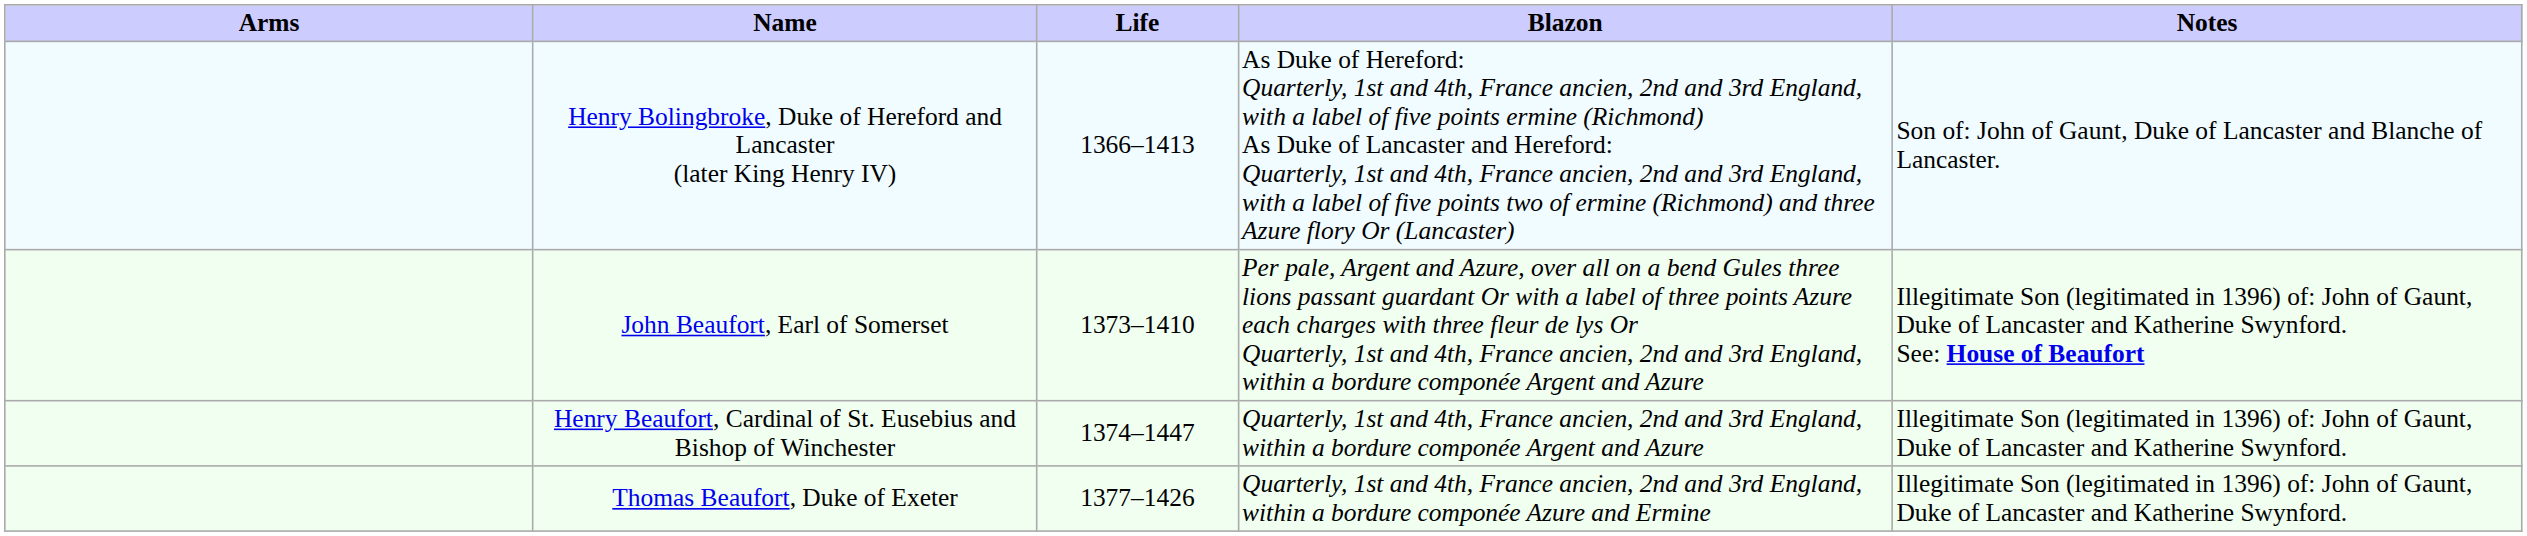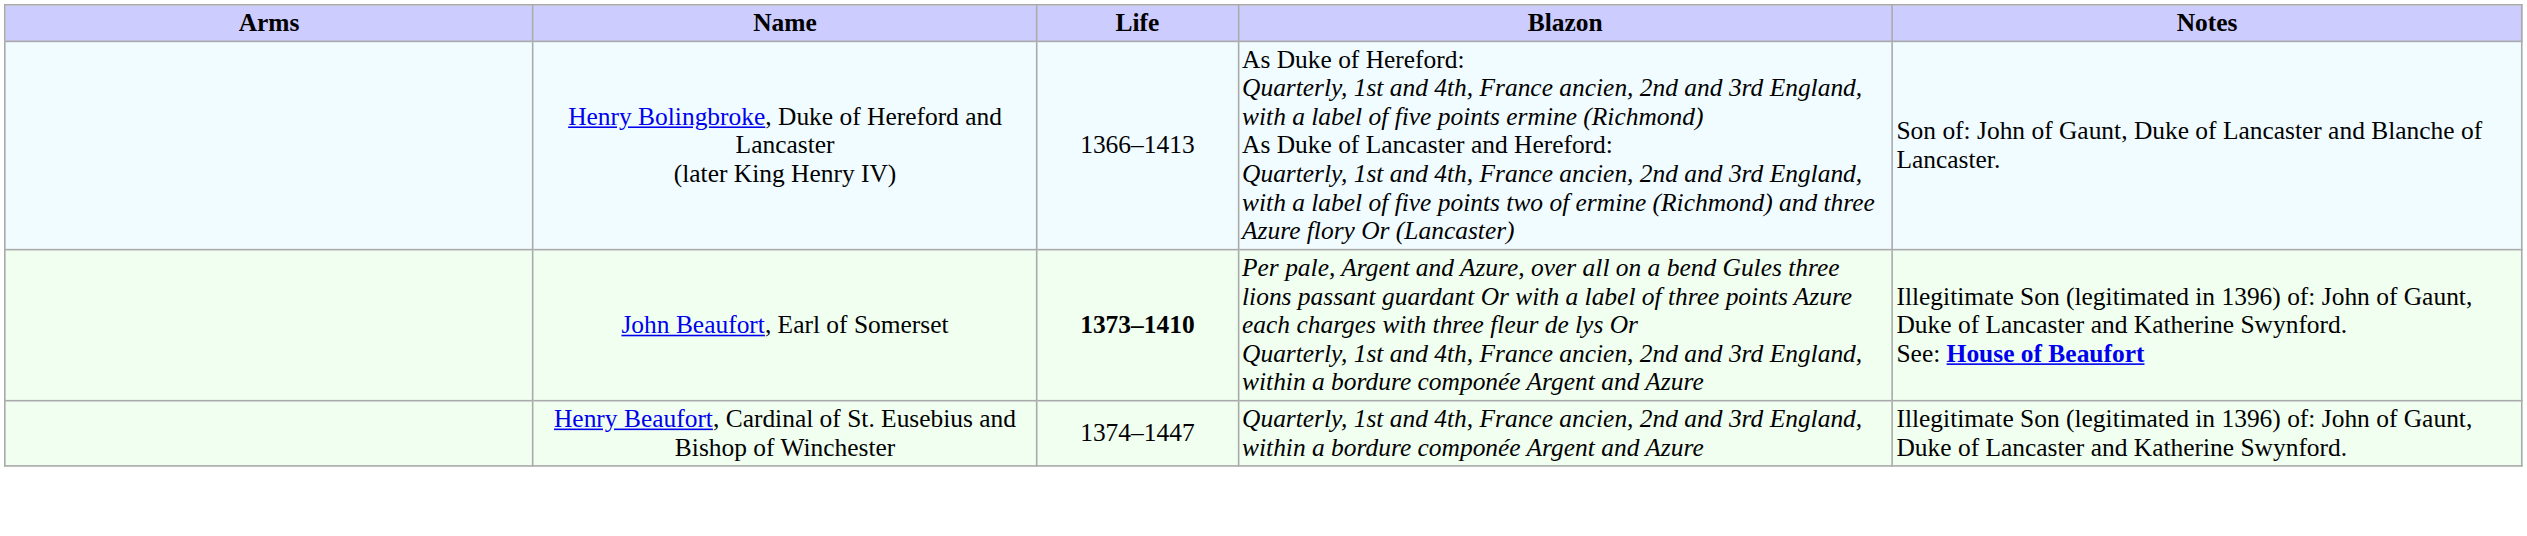(1137, 324) normal -> (1137, 324) bold
- row: (785, 498)
